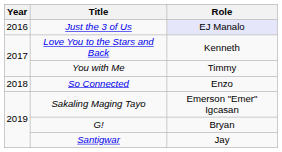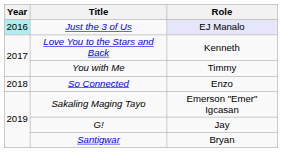(17, 27) no background -> (17, 27) paleturquoise background
(222, 125) Bryan -> (222, 125) Jay
(222, 140) Jay -> (222, 140) Bryan
